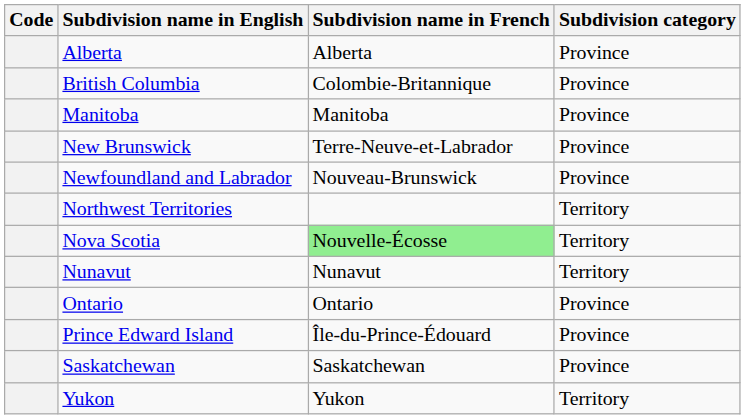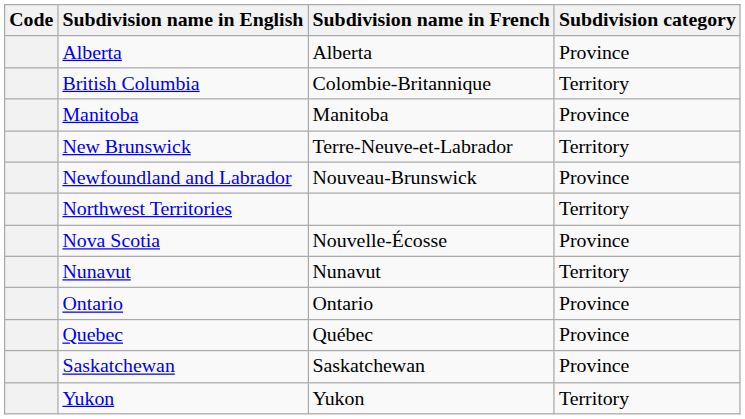(594, 83) Province -> (594, 83) Territory
(594, 146) Province -> (594, 146) Territory
(380, 240) lightgreen background -> (380, 240) no background
(594, 240) Territory -> (594, 240) Province
- row: (148, 334)
+ row: (93, 334)
